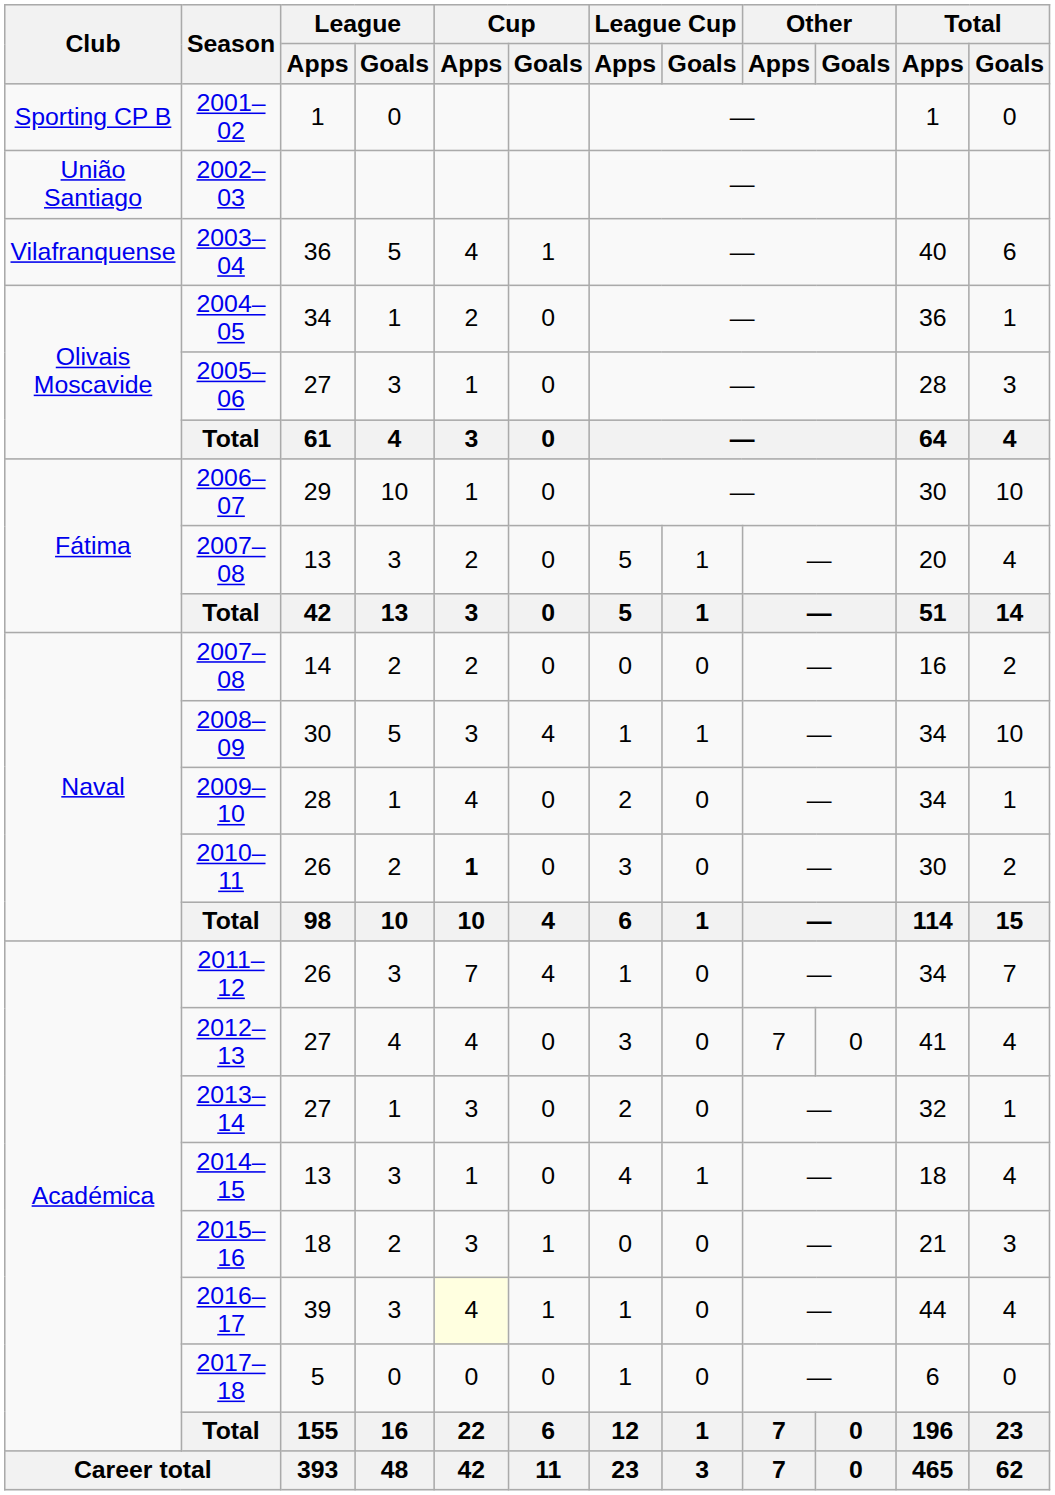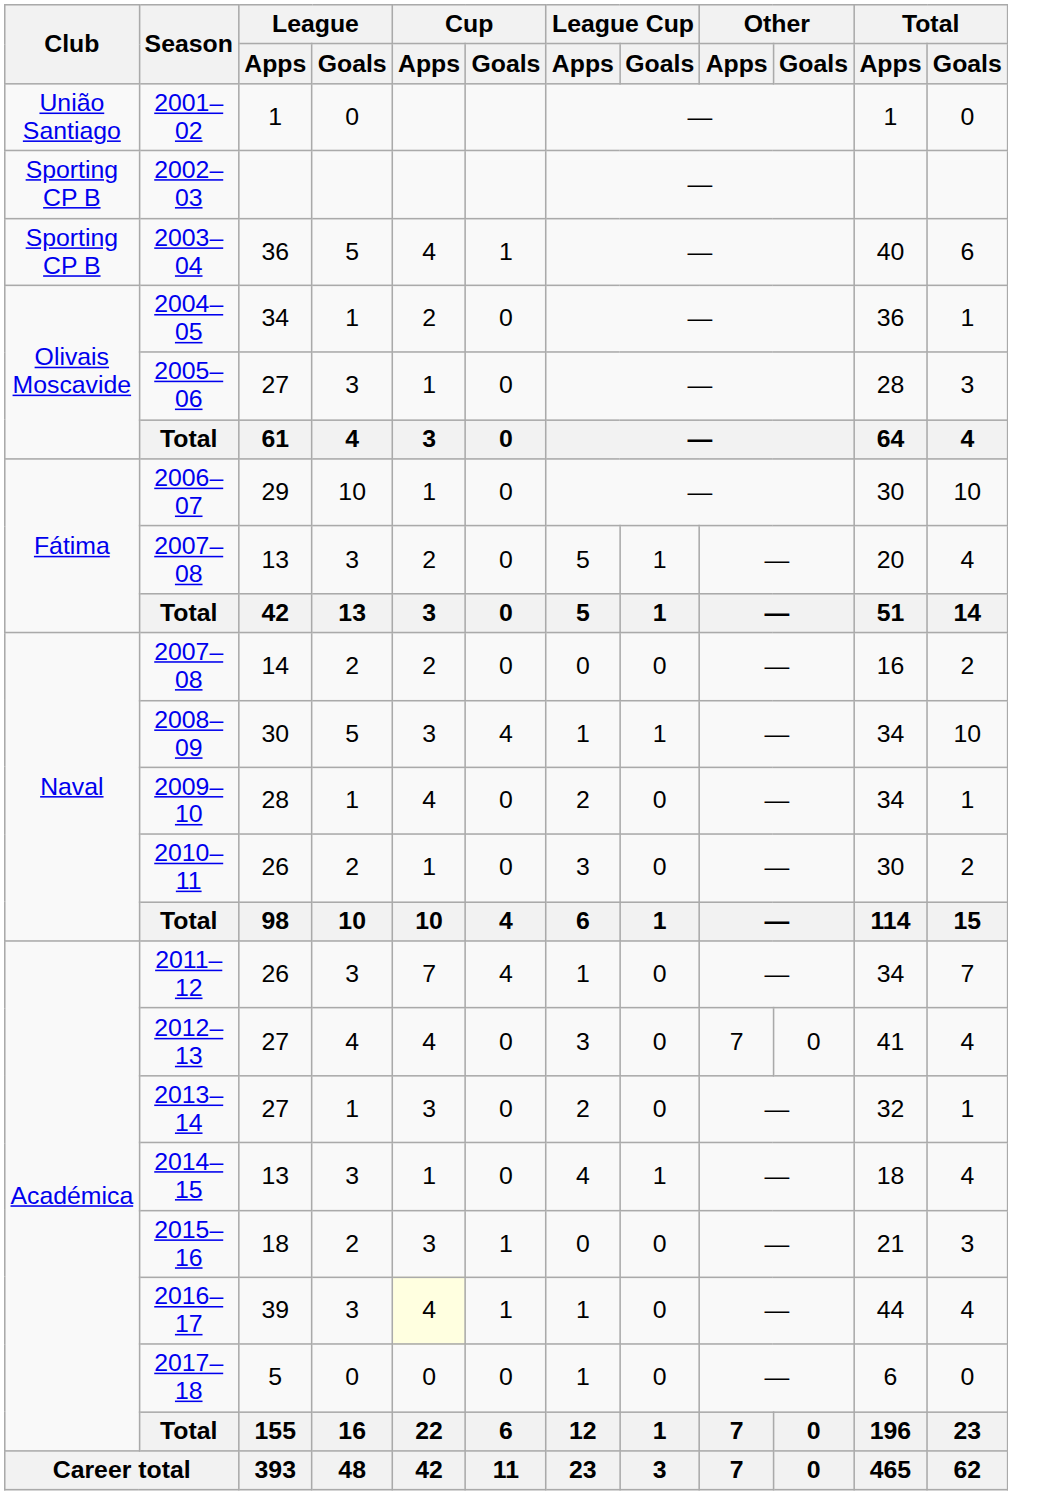(93, 116) Sporting CP B -> (72, 116) União Santiago
(93, 184) União Santiago -> (72, 184) Sporting CP B
(93, 251) Vilafranquense -> (72, 251) Sporting CP B
(471, 867) bold -> (429, 867) normal
